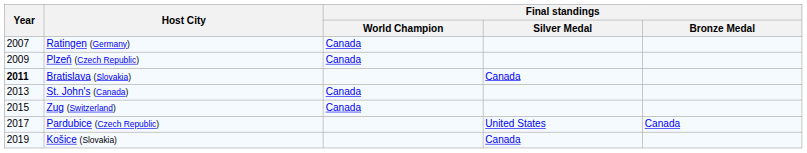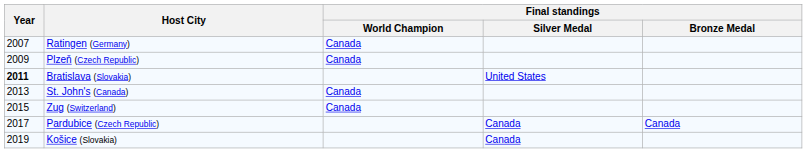(503, 76) Canada -> (516, 76) United States
(516, 124) United States -> (503, 124) Canada
